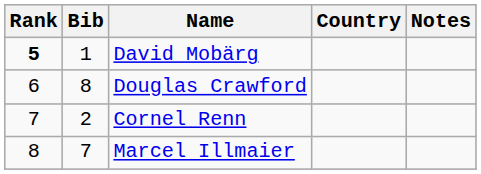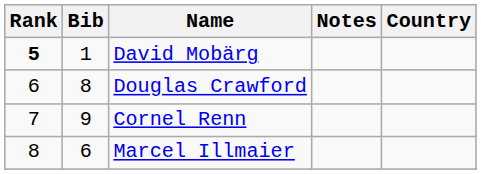columns swapped: (359, 21) <-> (441, 21)
(86, 120) 2 -> (86, 120) 9
(86, 153) 7 -> (86, 153) 6
